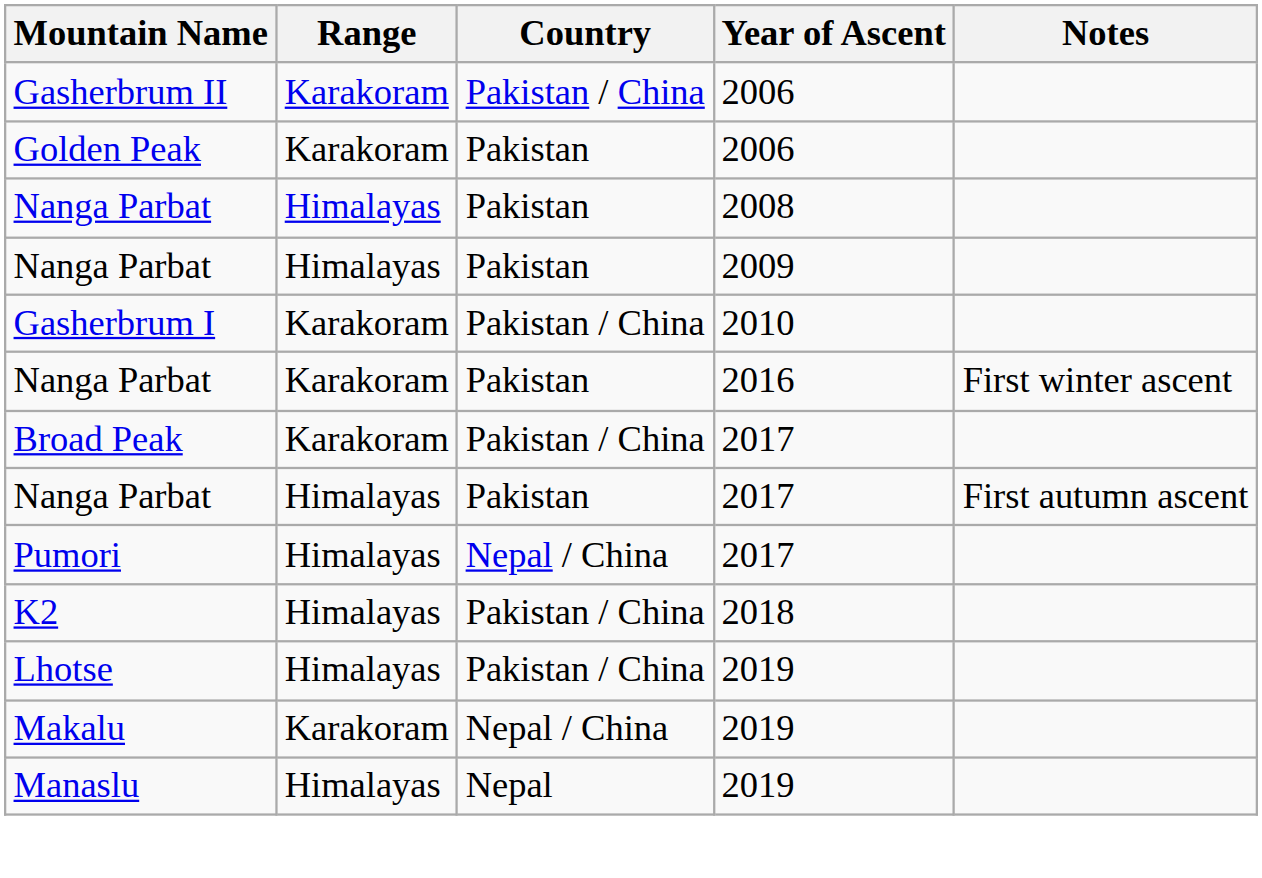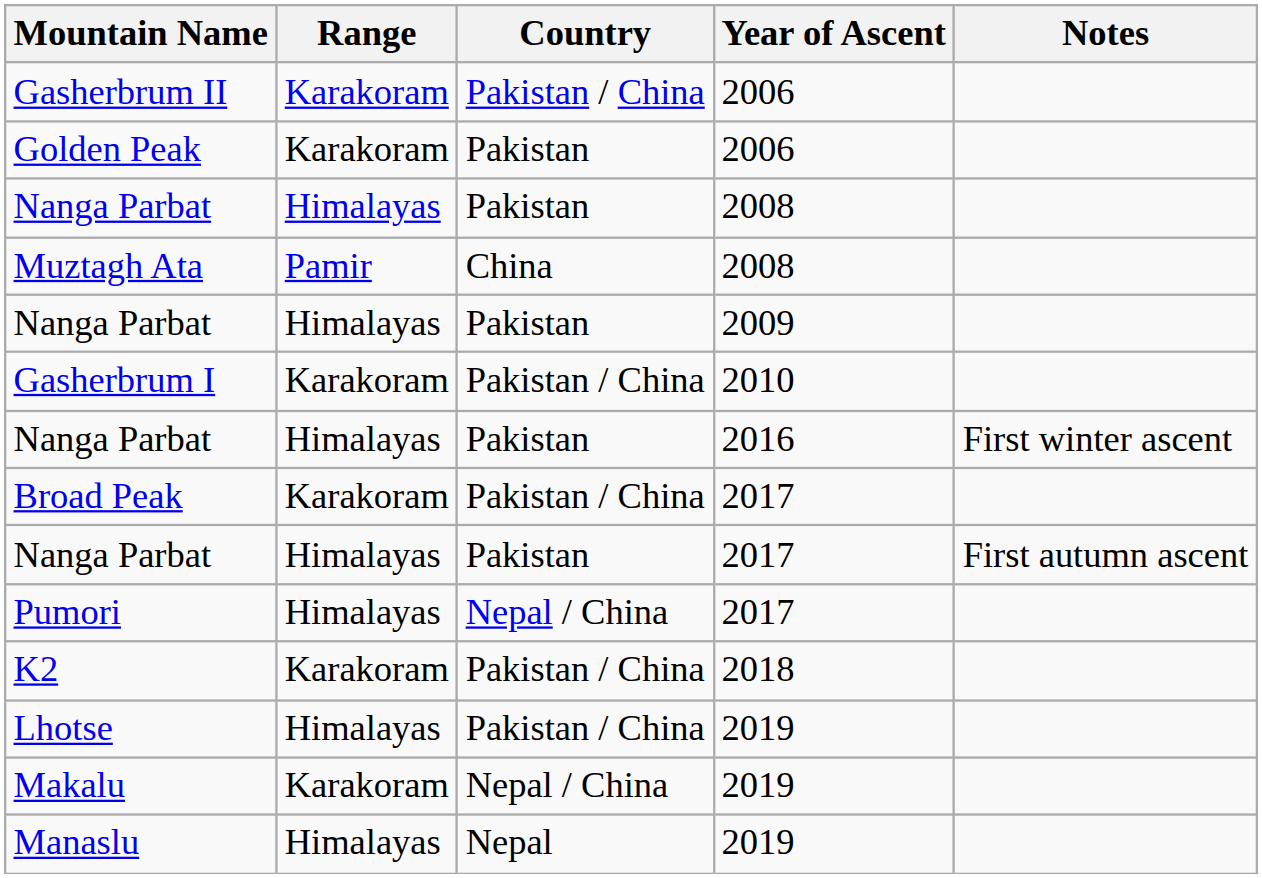+ row: (108, 264)
(367, 380) Karakoram -> (363, 438) Himalayas
(363, 611) Himalayas -> (367, 669) Karakoram
